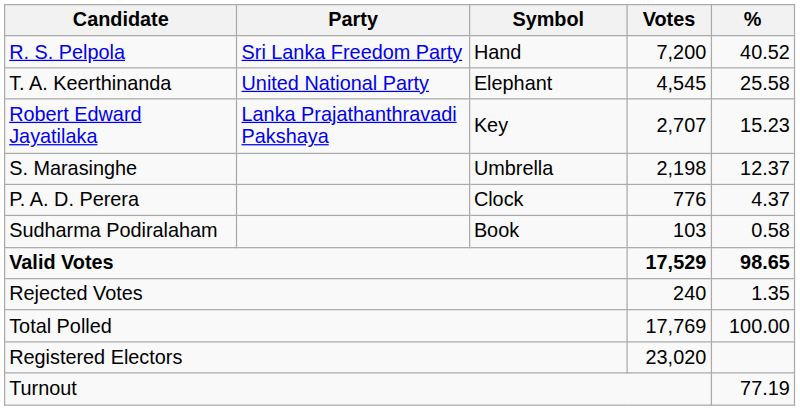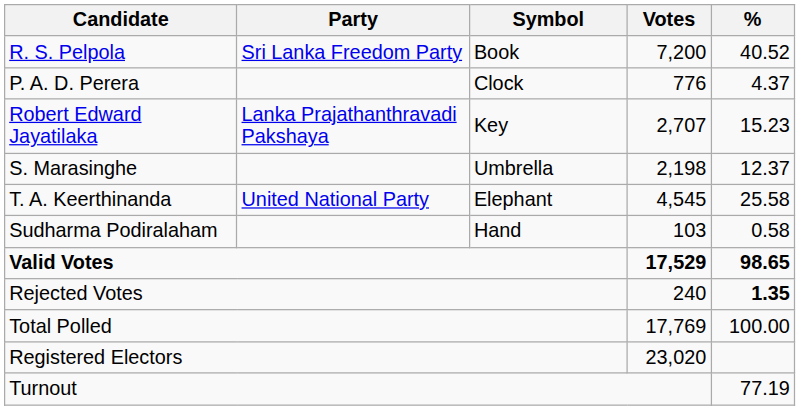(498, 51) Hand -> (496, 51) Book
rows swapped: (90, 83) <-> (74, 199)
(496, 231) Book -> (498, 231) Hand
(770, 294) normal -> (770, 294) bold
